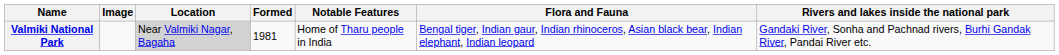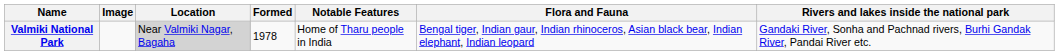(265, 36) 1981 -> (265, 36) 1978
